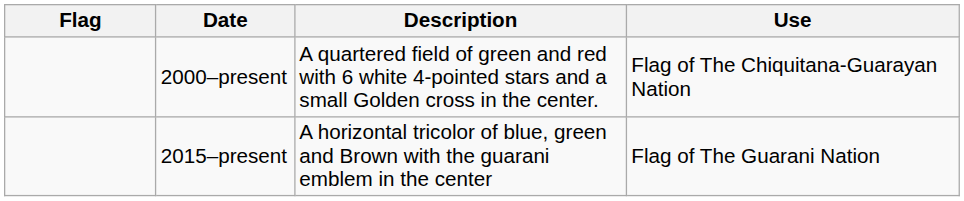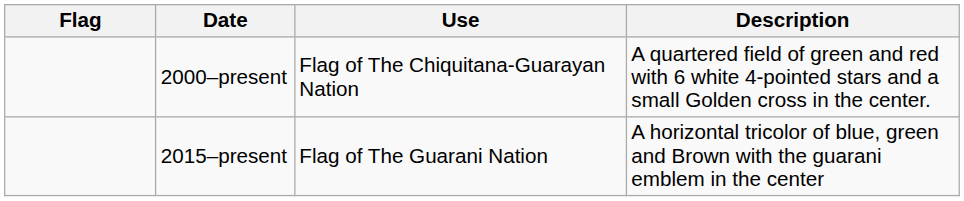columns swapped: (793, 20) <-> (461, 20)
